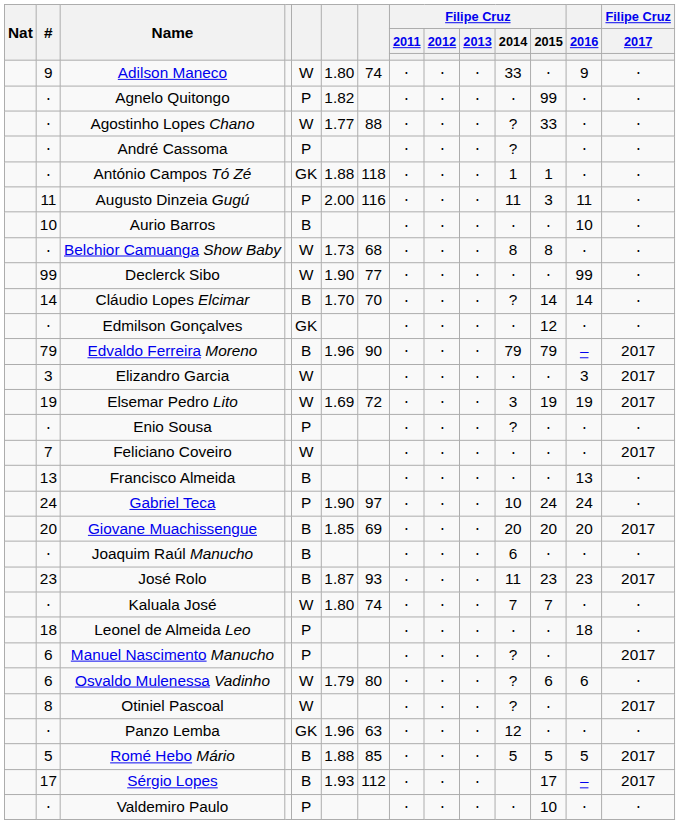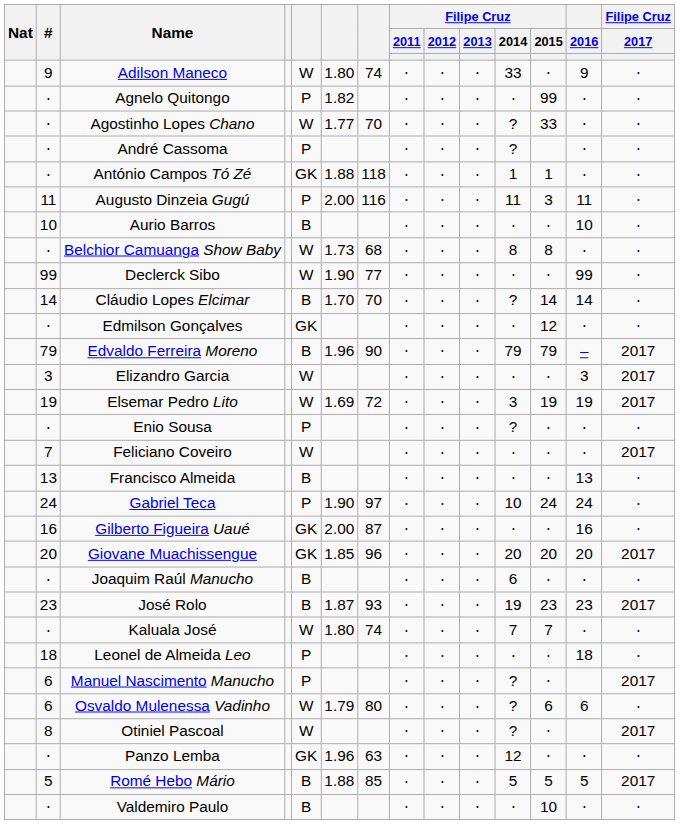(374, 123) 88 -> (374, 123) 70
+ row: (172, 528)
(306, 528) B -> (306, 554) GK
(374, 528) 69 -> (374, 554) 96
(513, 579) 11 -> (513, 604) 19
- row: (172, 781)
(306, 807) P -> (306, 807) B
